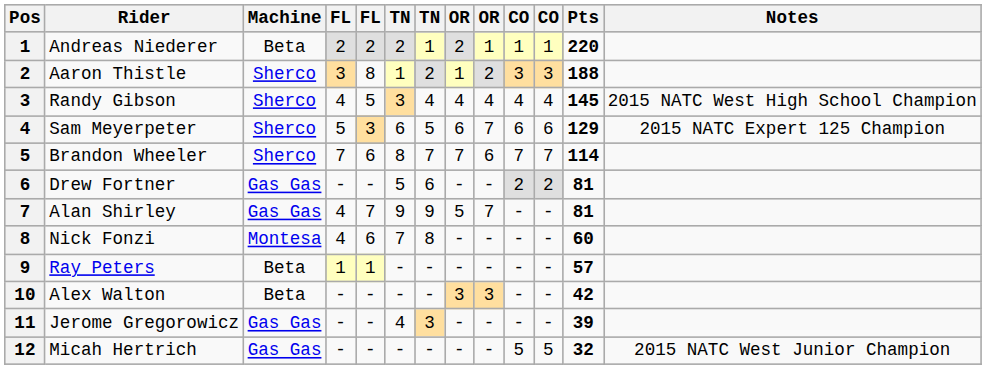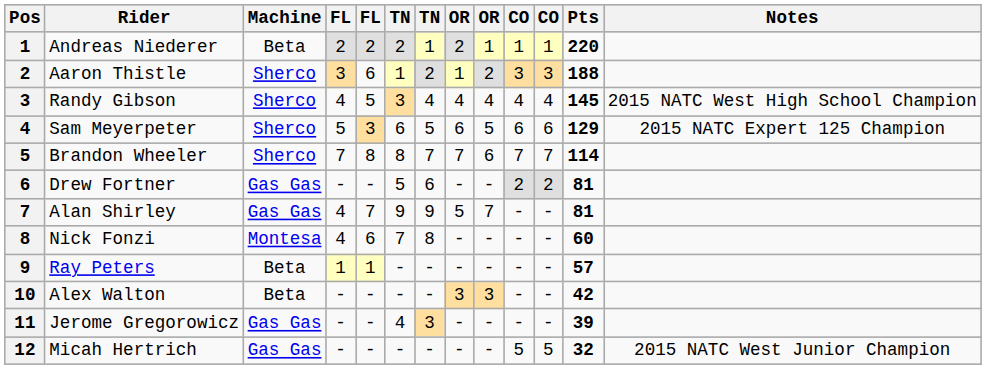(370, 74) 8 -> (370, 74) 6
(489, 129) 7 -> (489, 129) 5
(370, 157) 6 -> (370, 157) 8
